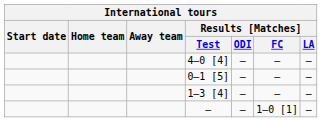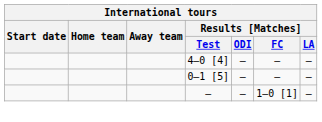- row: (208, 93)
